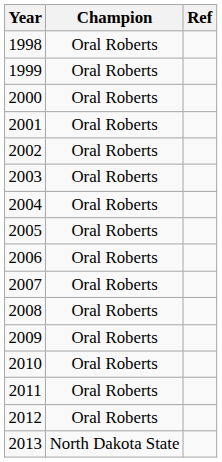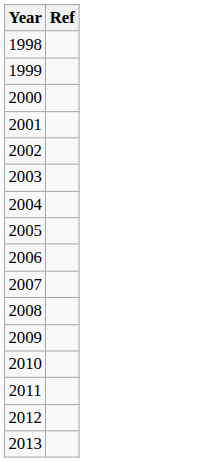- column: (115, 17)
